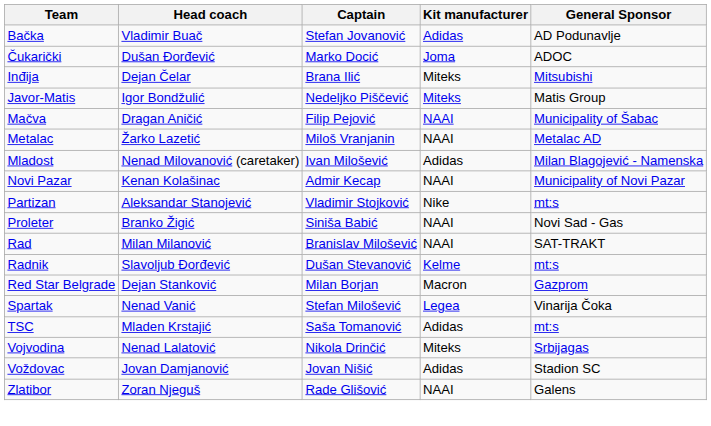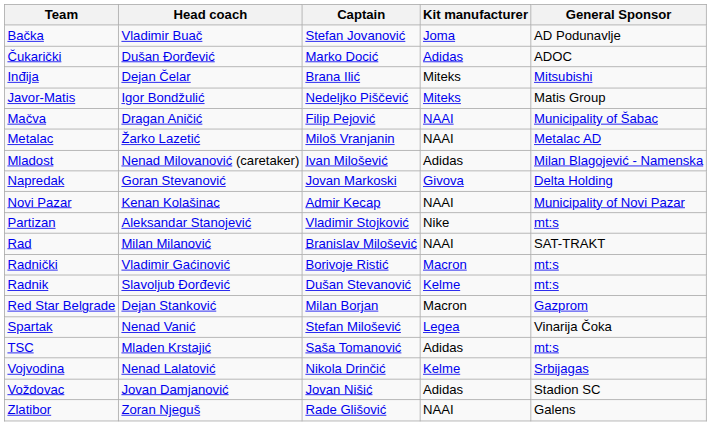(443, 35) Adidas -> (439, 35) Joma
(439, 56) Joma -> (443, 56) Adidas
+ row: (36, 181)
- row: (30, 222)
+ row: (33, 264)
(442, 347) Miteks -> (442, 368) Kelme
